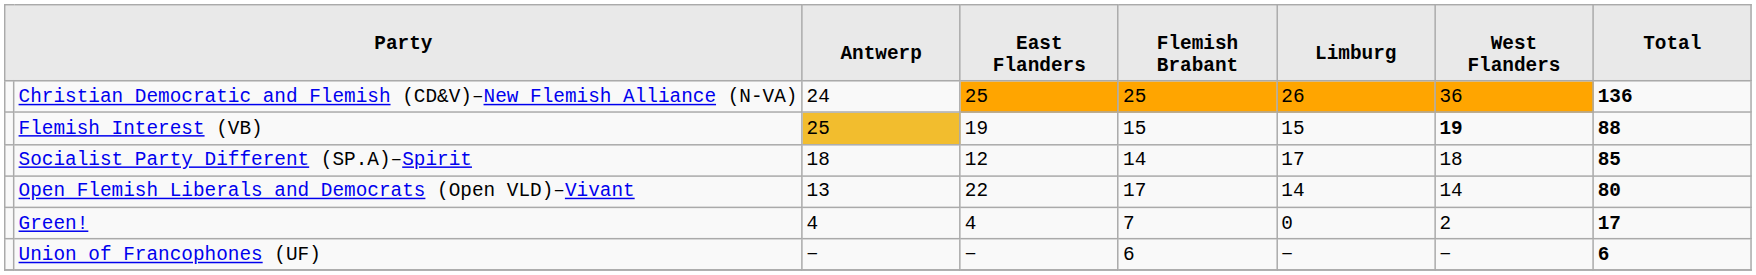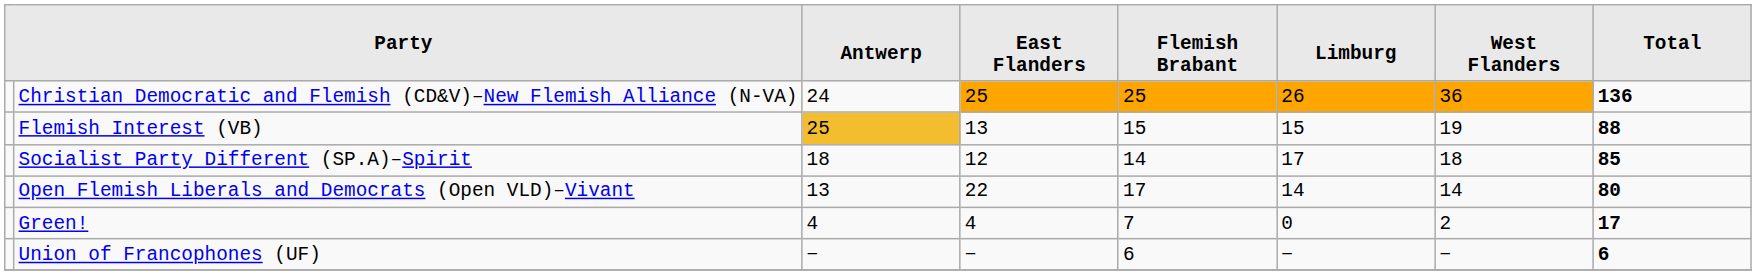(976, 128) 19 -> (976, 128) 13
(1451, 128) bold -> (1451, 128) normal
